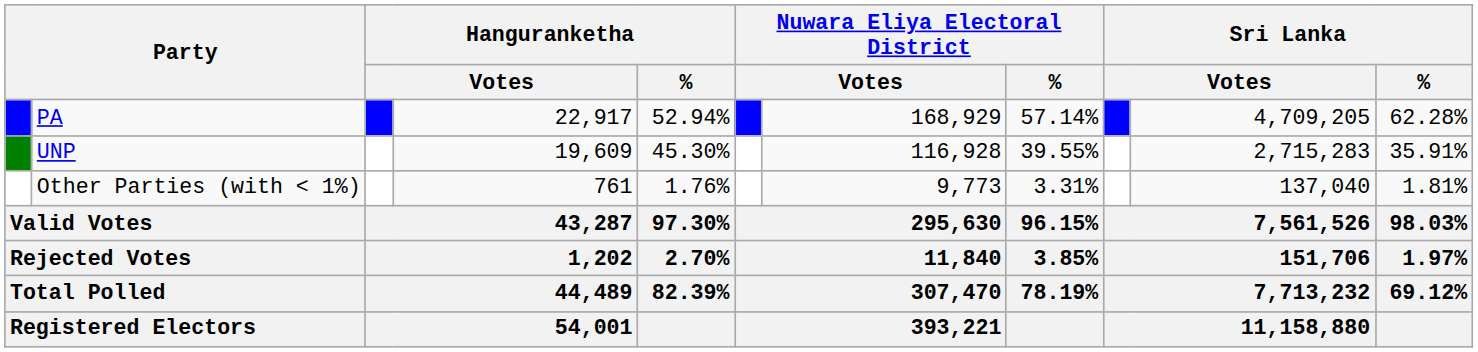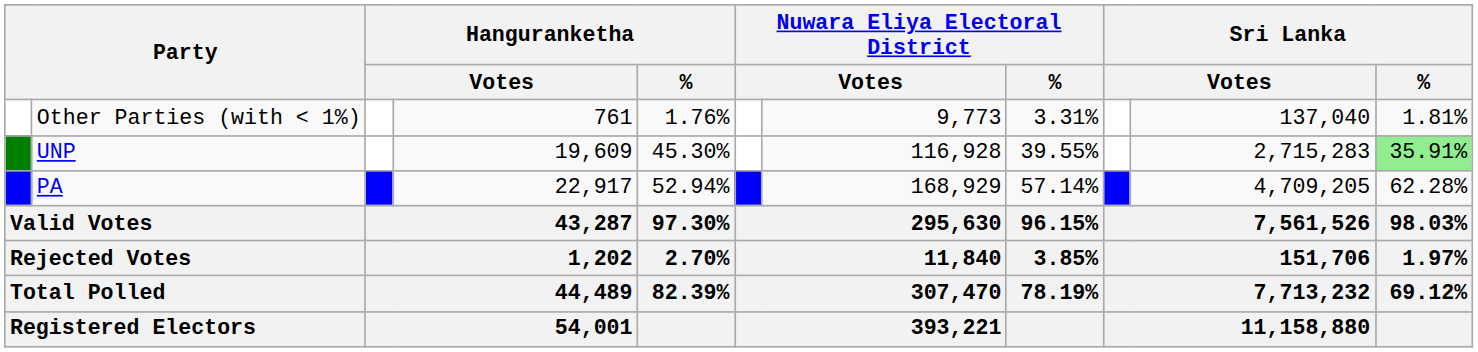rows swapped: (50, 118) <-> (199, 188)
(1428, 153) no background -> (1428, 153) lightgreen background
